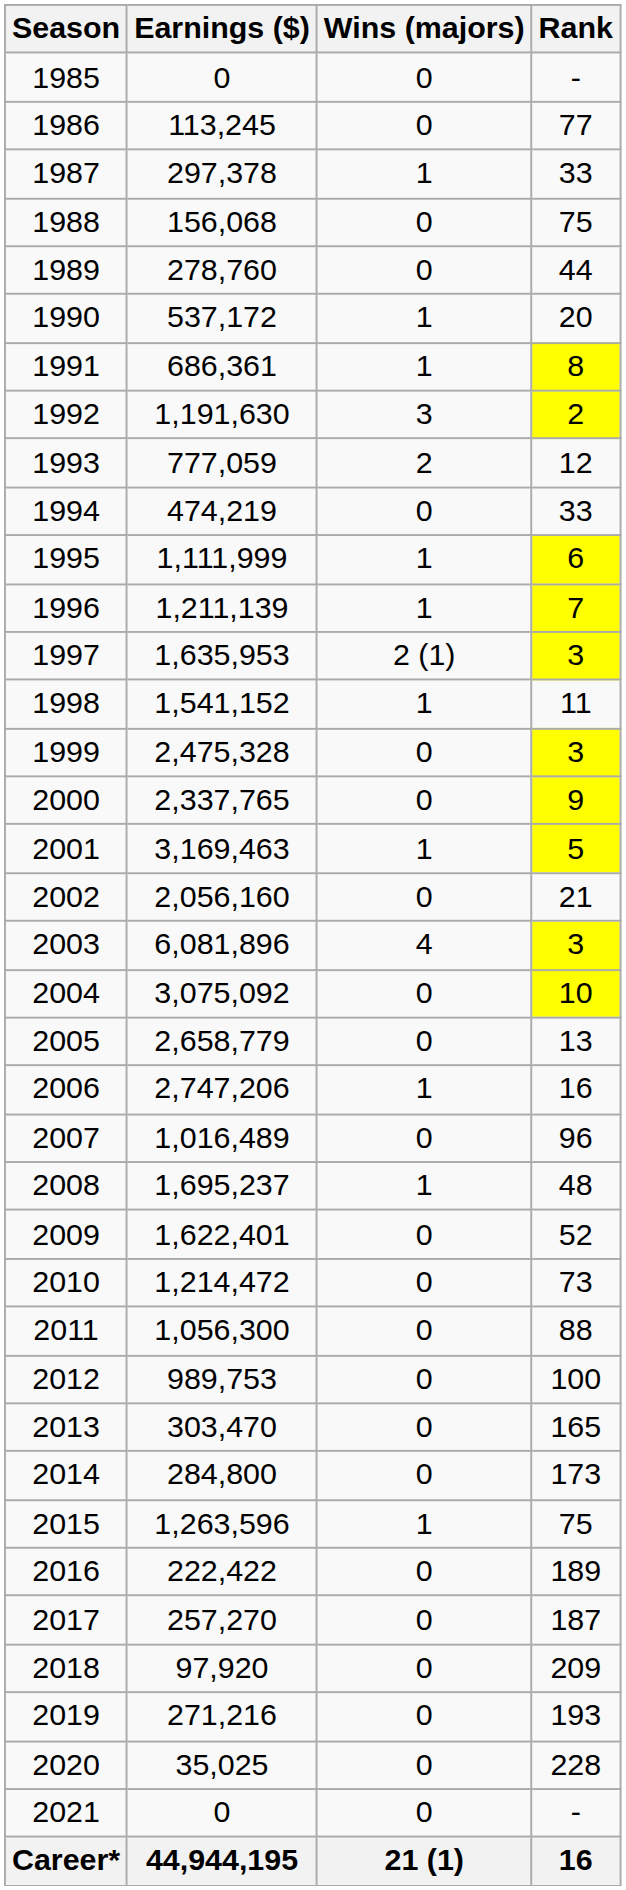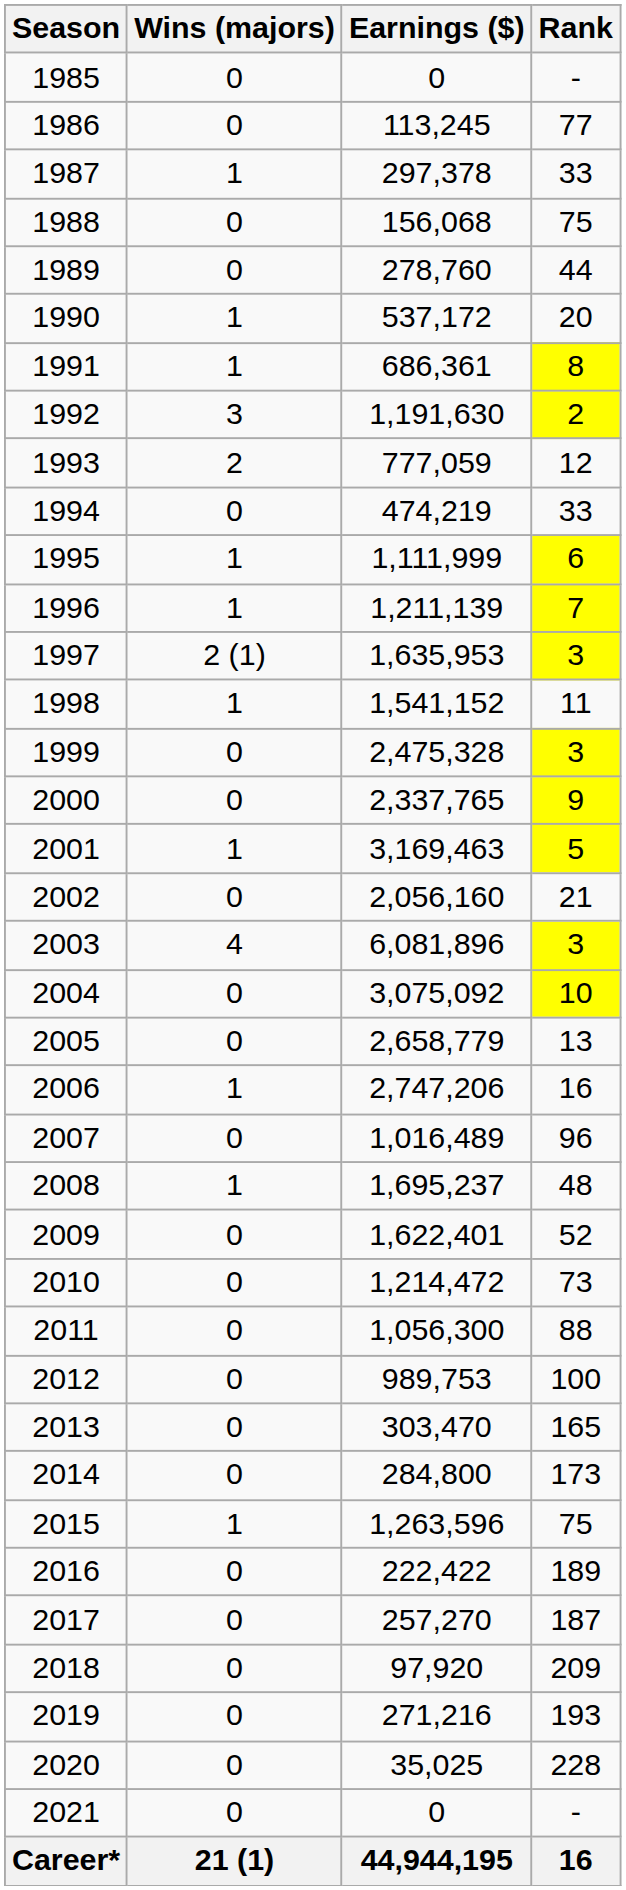columns swapped: (424, 28) <-> (222, 28)
